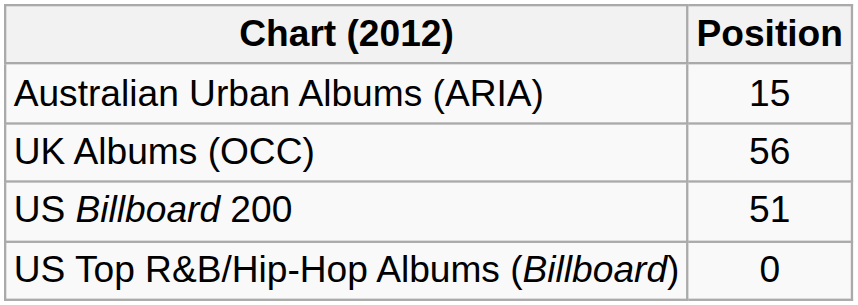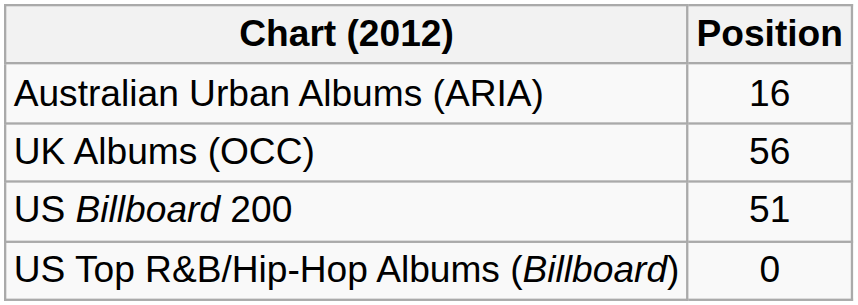(770, 92) 15 -> (770, 92) 16
